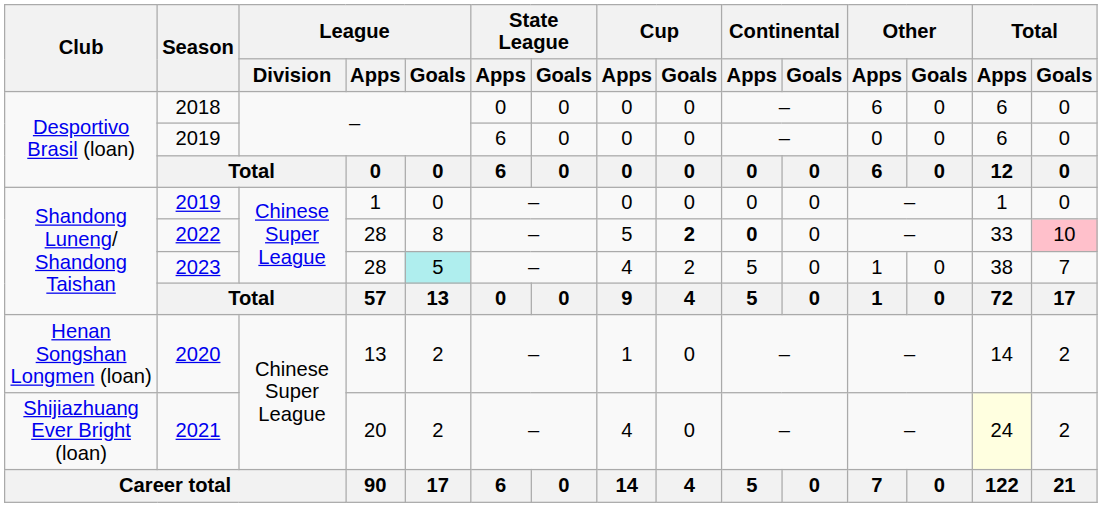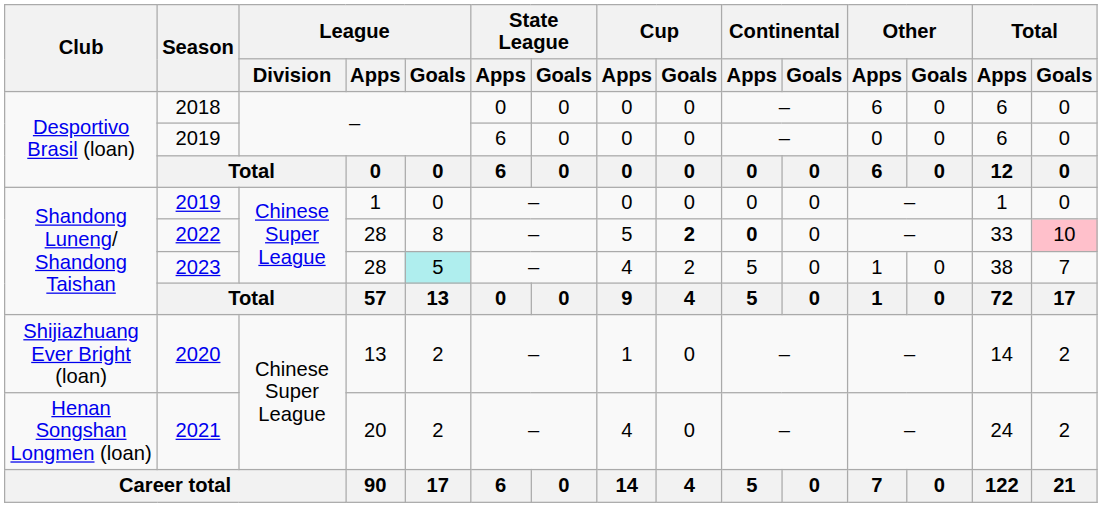(81, 353) Henan Songshan Longmen (loan) -> (81, 353) Shijiazhuang Ever Bright (loan)
(81, 430) Shijiazhuang Ever Bright (loan) -> (81, 430) Henan Songshan Longmen (loan)
(1002, 430) lightyellow background -> (1002, 430) no background
